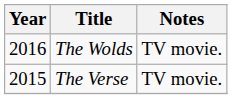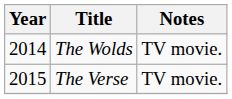(28, 49) 2016 -> (28, 49) 2014
